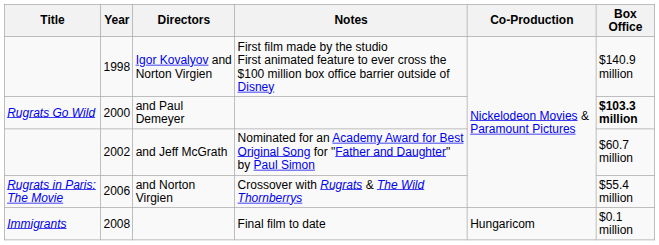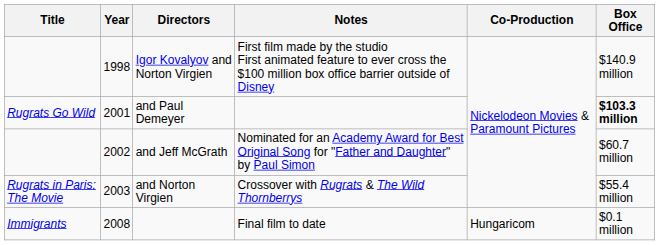(117, 112) 2000 -> (117, 112) 2001
(117, 191) 2006 -> (117, 191) 2003
